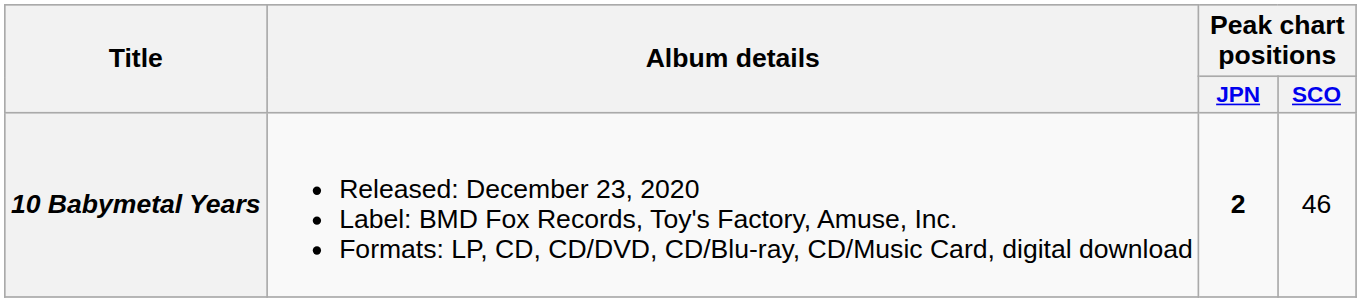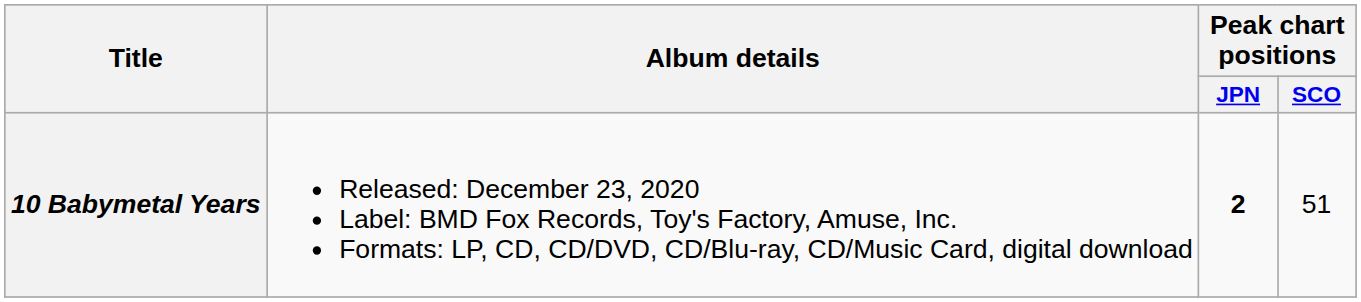(1317, 204) 46 -> (1317, 204) 51
